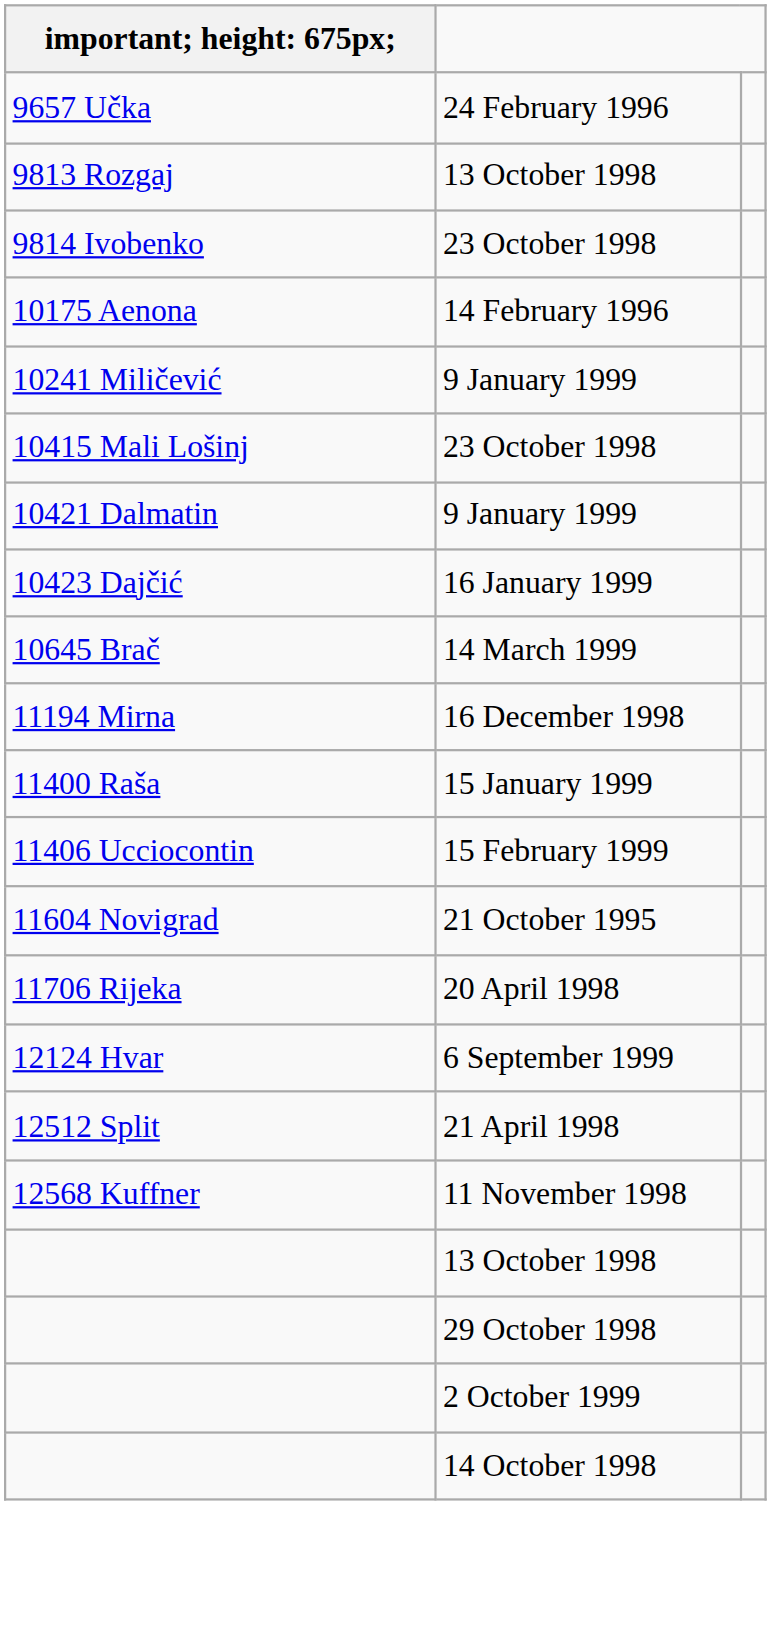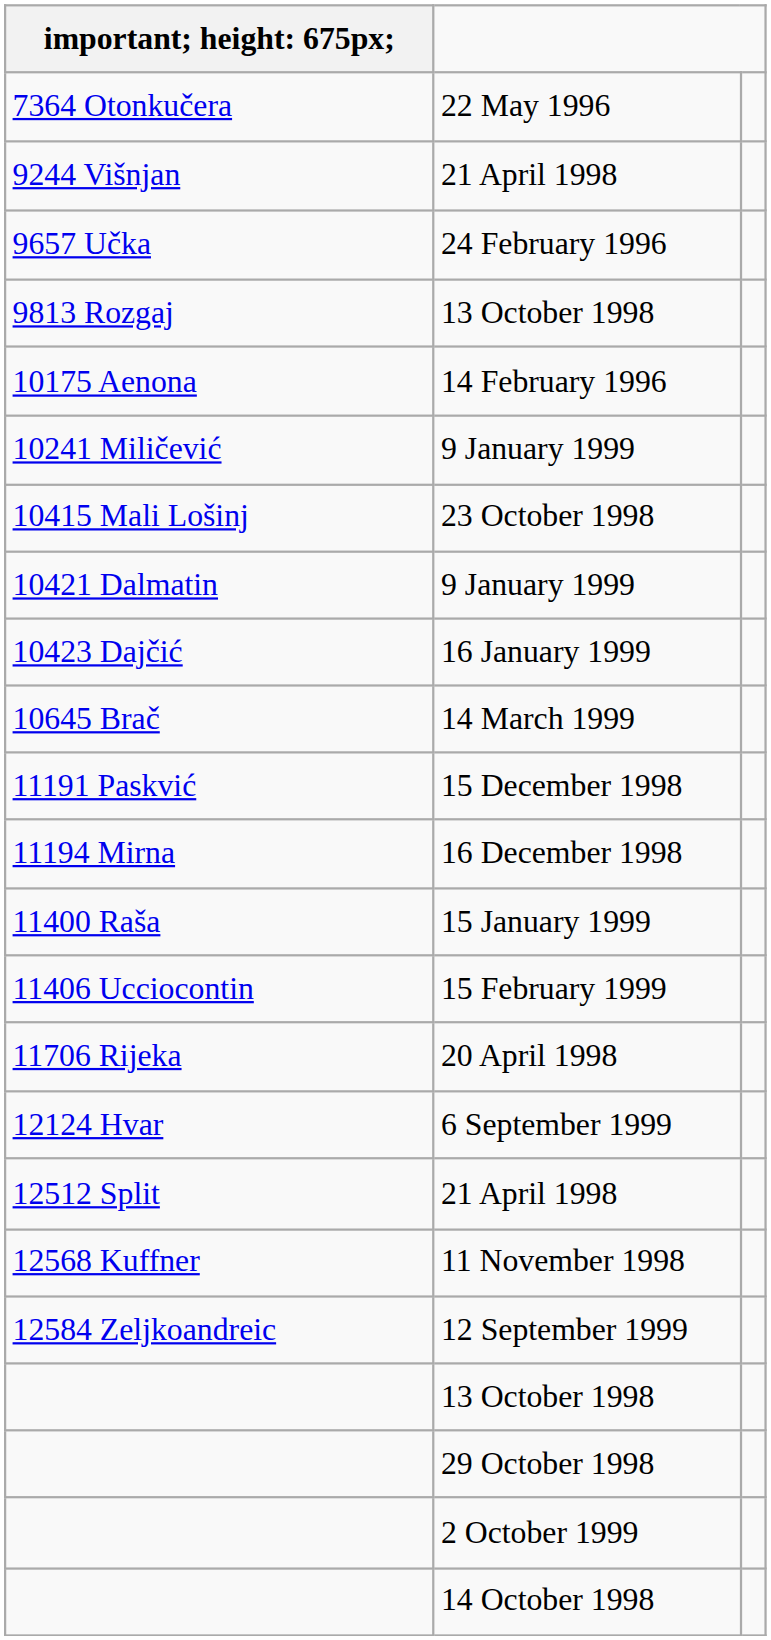+ row: (122, 105)
+ row: (96, 174)
- row: (108, 242)
+ row: (104, 785)
- row: (116, 919)
+ row: (144, 1328)
